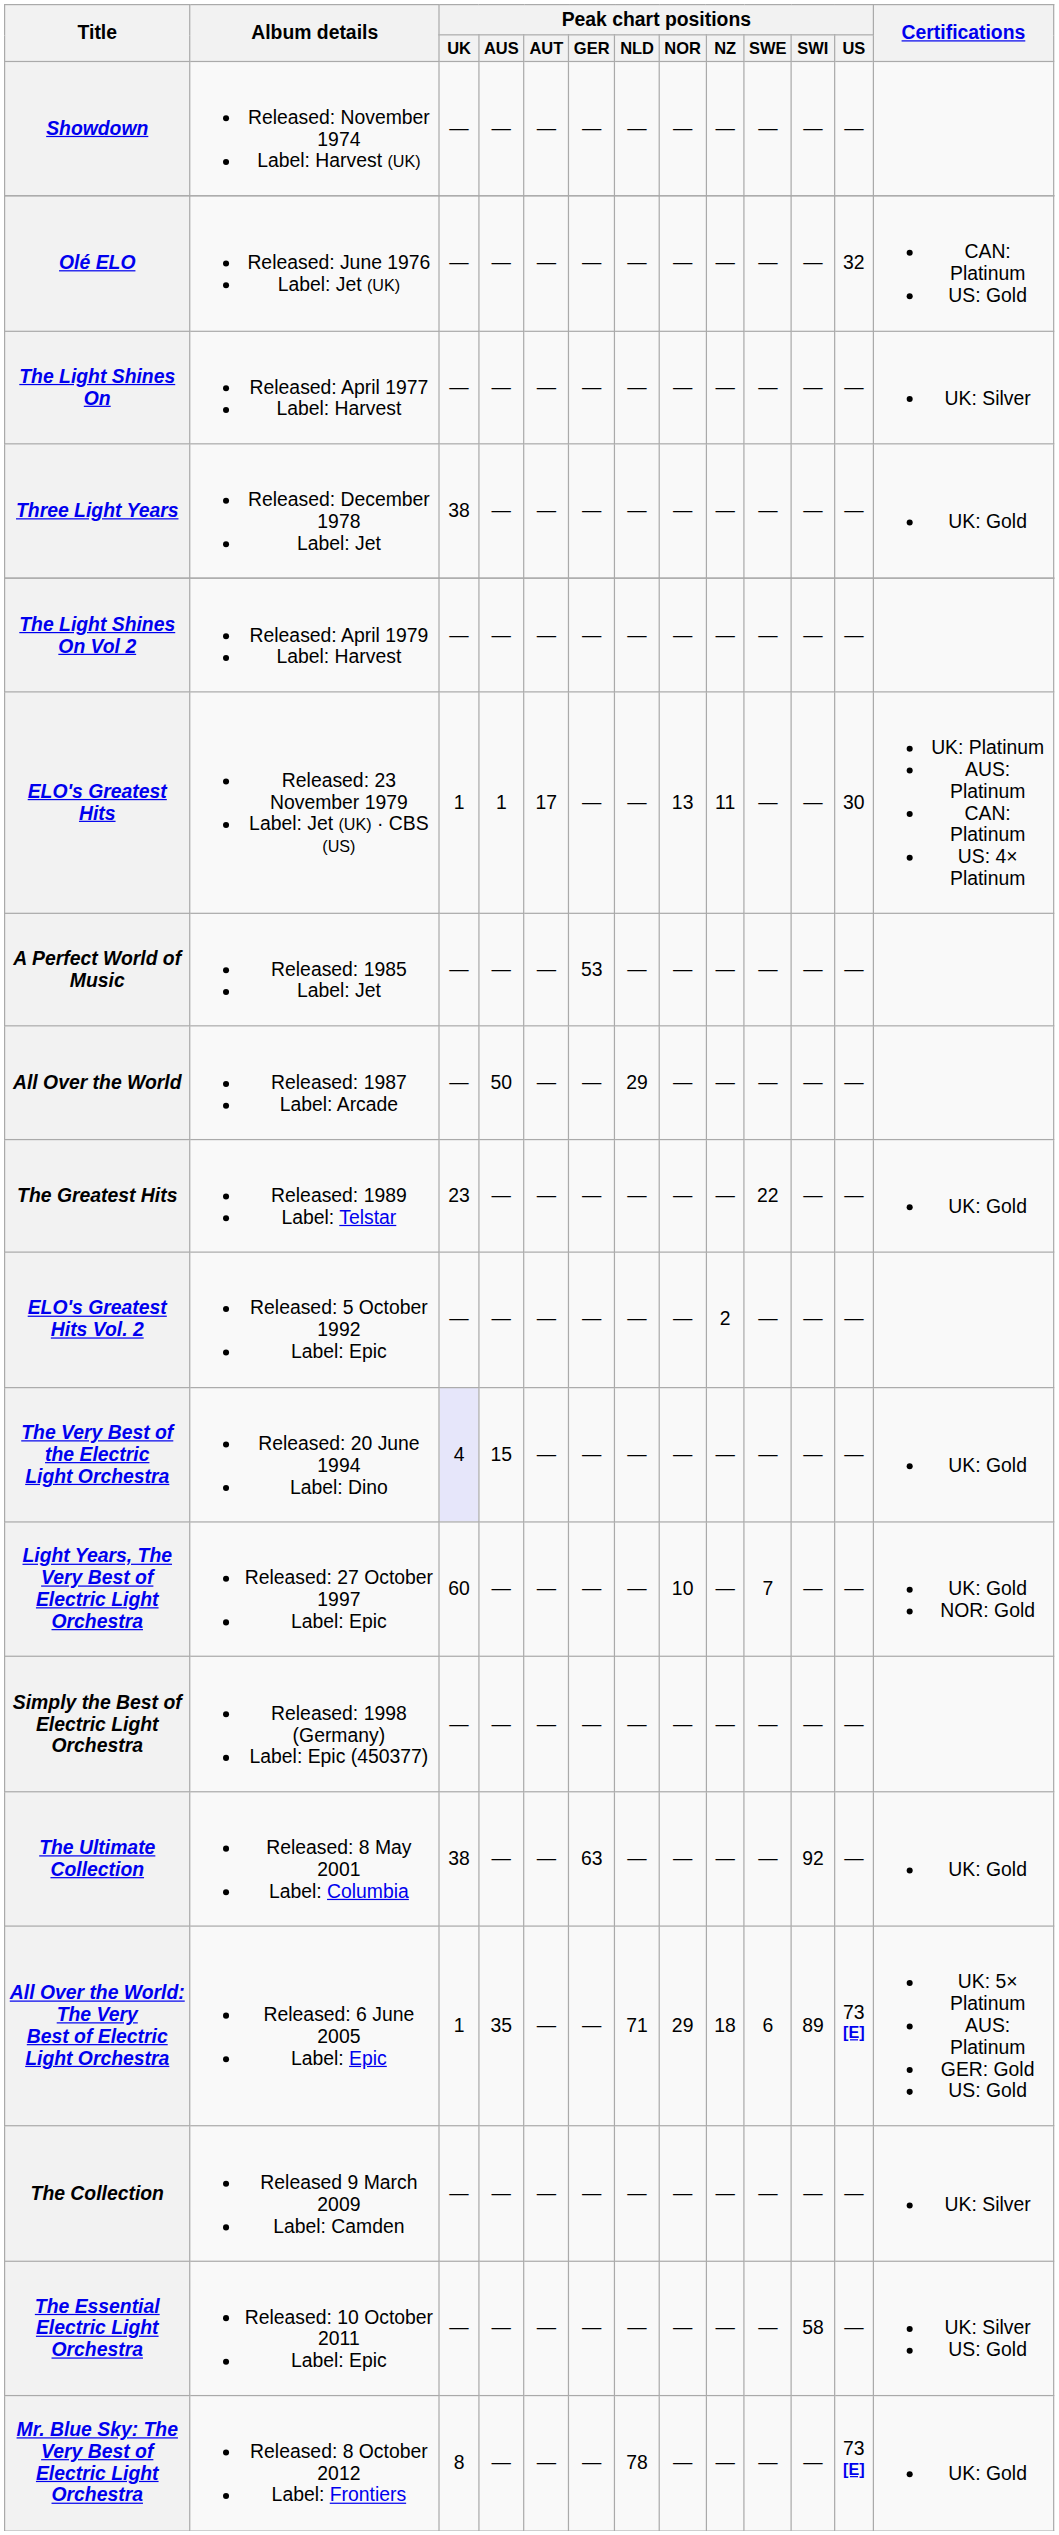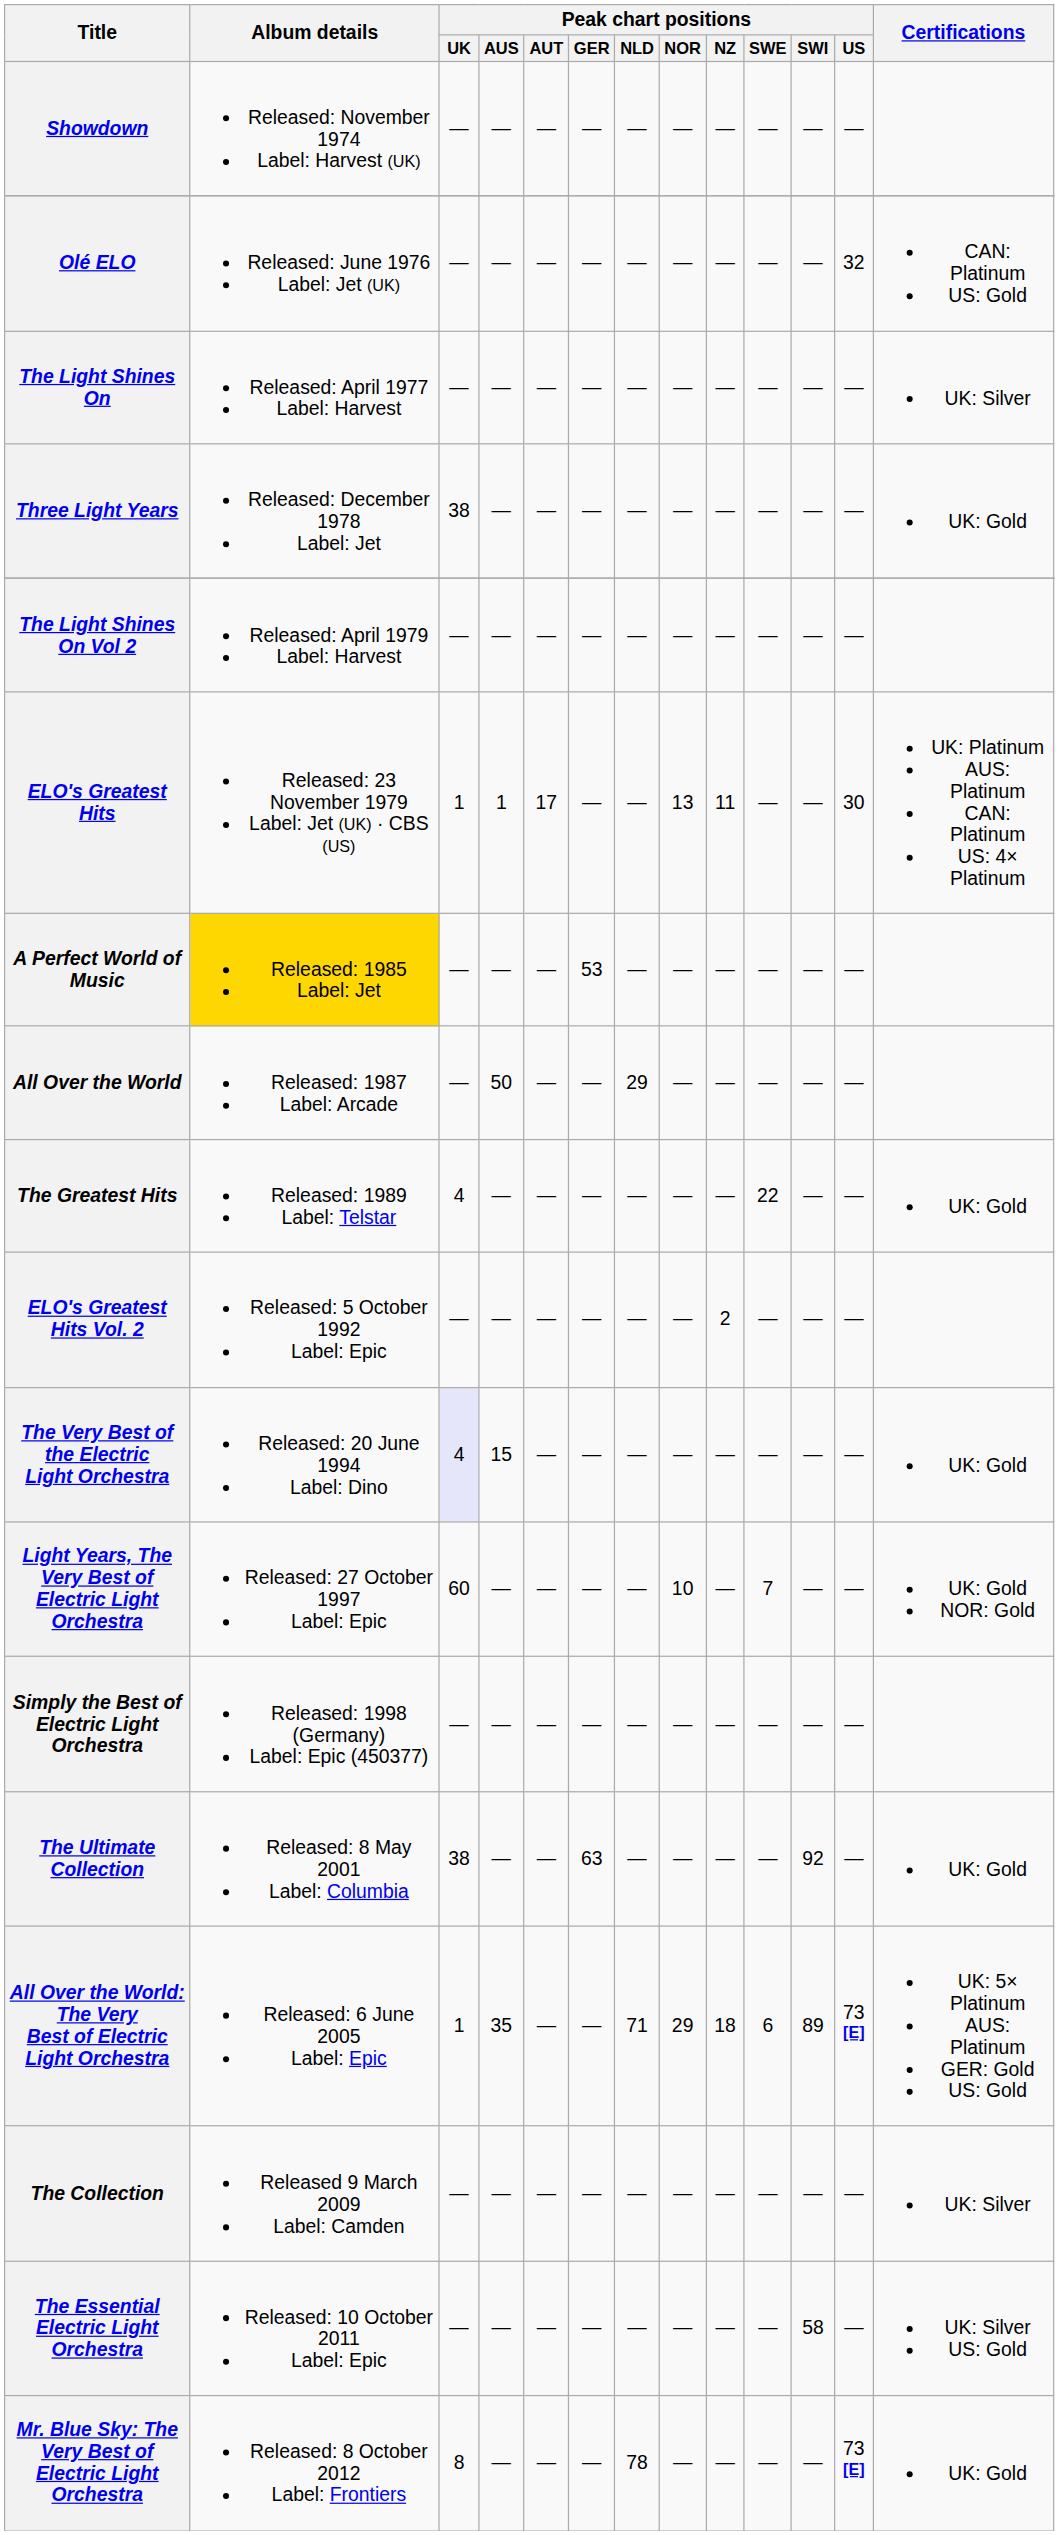(315, 981) no background -> (315, 981) gold background
(459, 1195) 23 -> (459, 1195) 4
